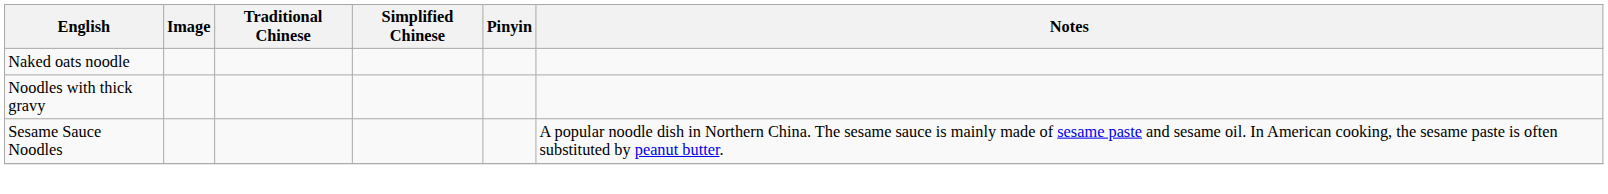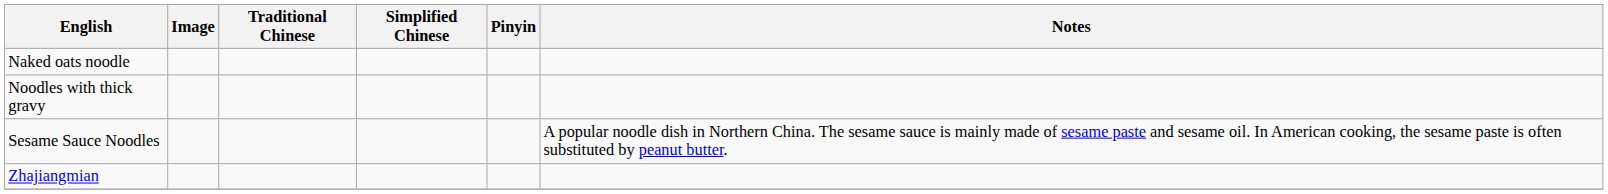+ row: (54, 176)
